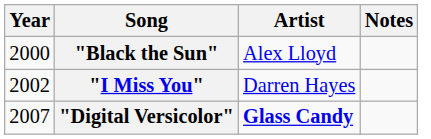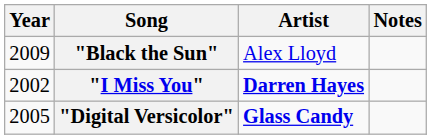(30, 52) 2000 -> (30, 52) 2009
(299, 85) normal -> (304, 85) bold
(30, 117) 2007 -> (30, 117) 2005
